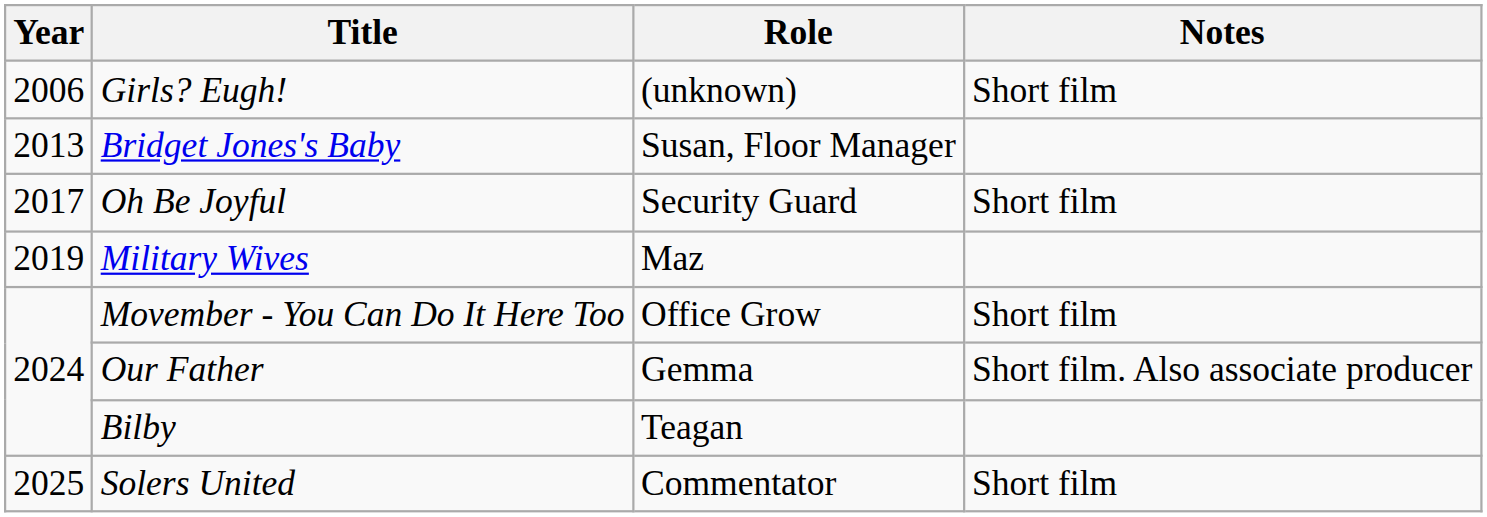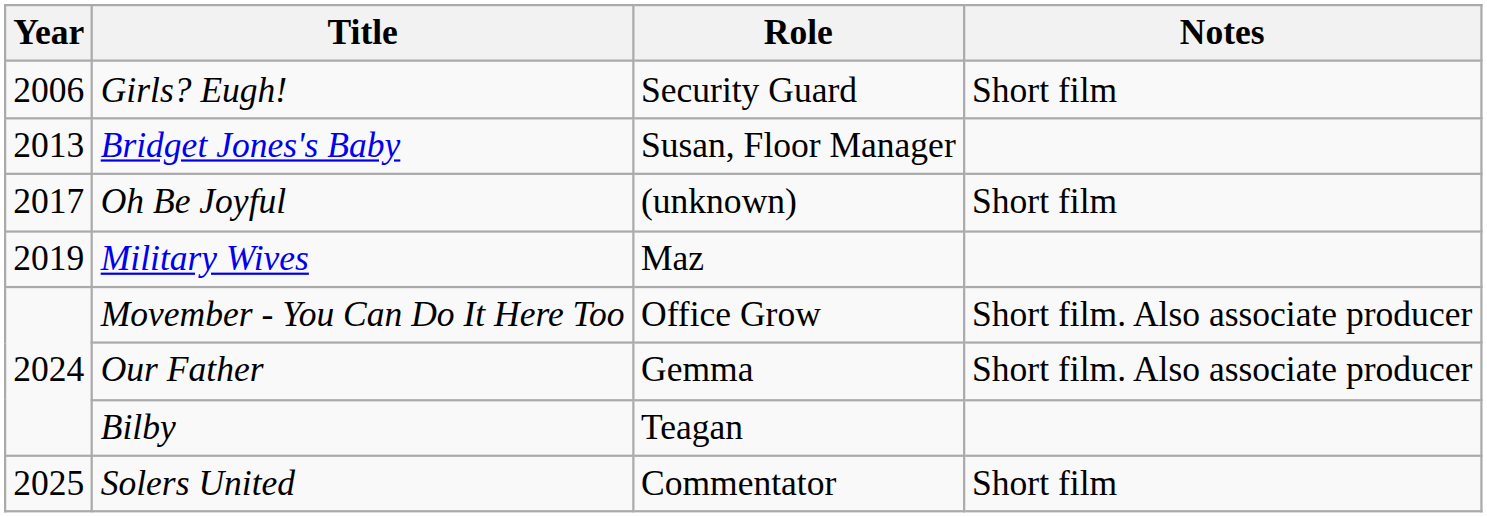(719, 88) (unknown) -> (749, 88) Security Guard
(749, 201) Security Guard -> (719, 201) (unknown)
(1045, 314) Short film -> (1222, 314) Short film. Also associate producer
